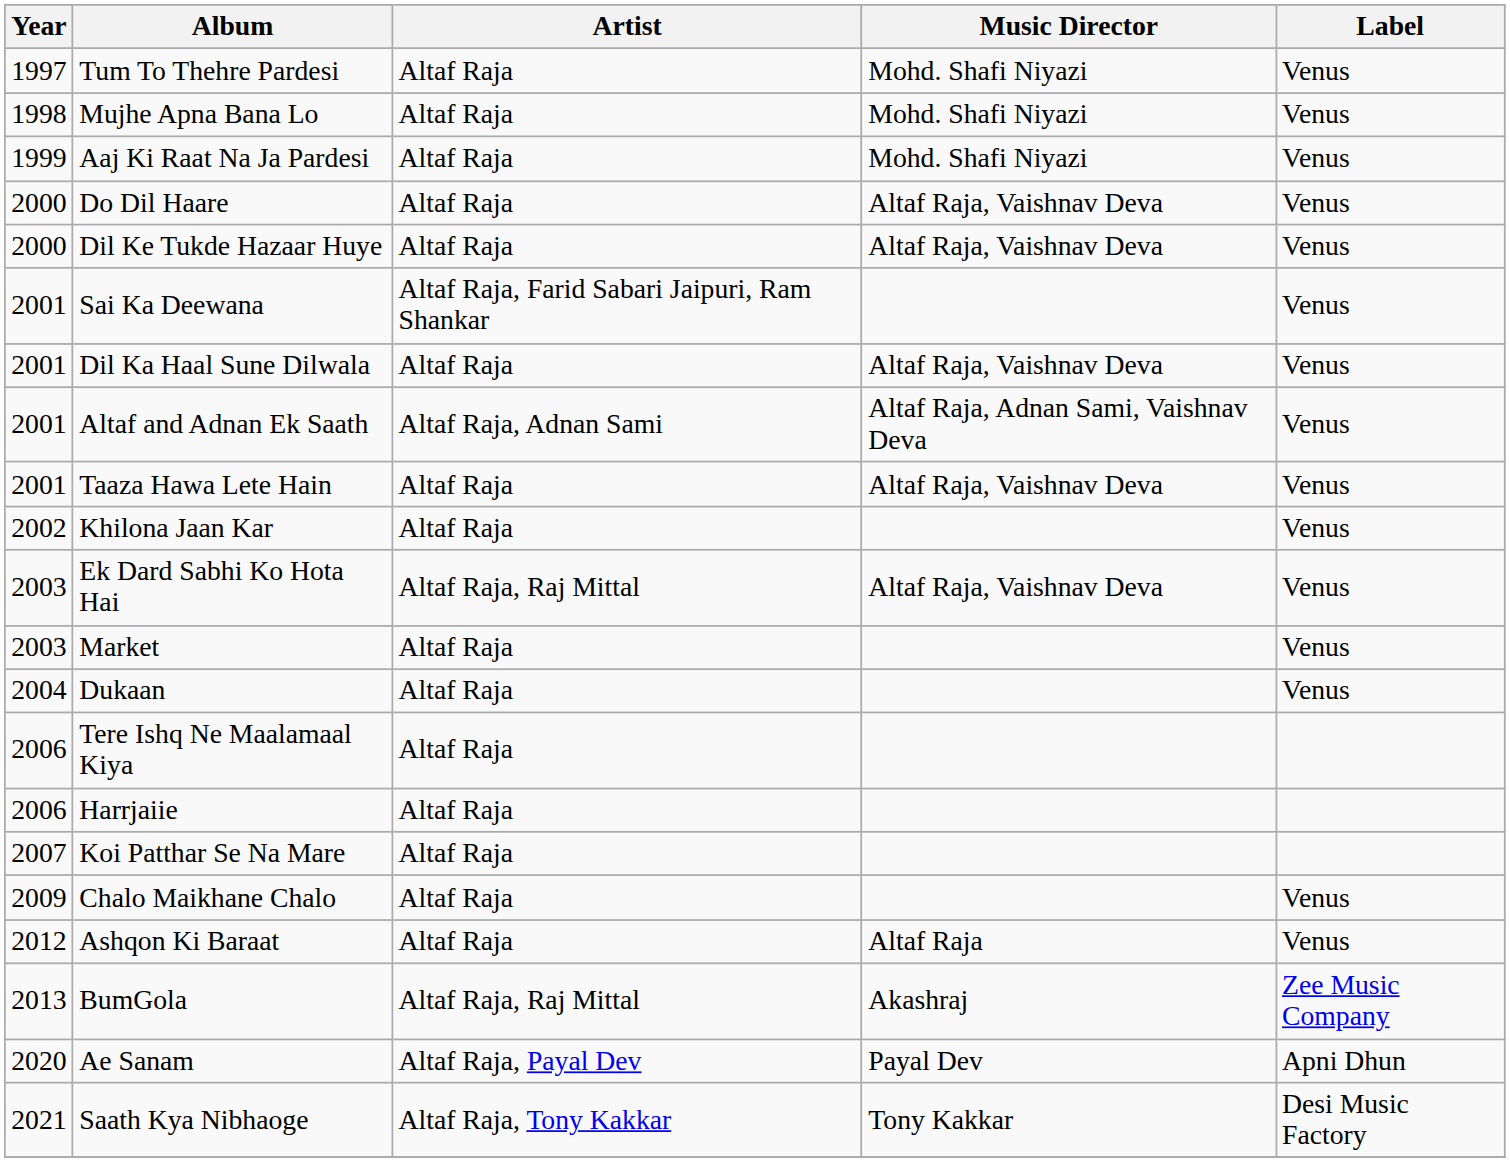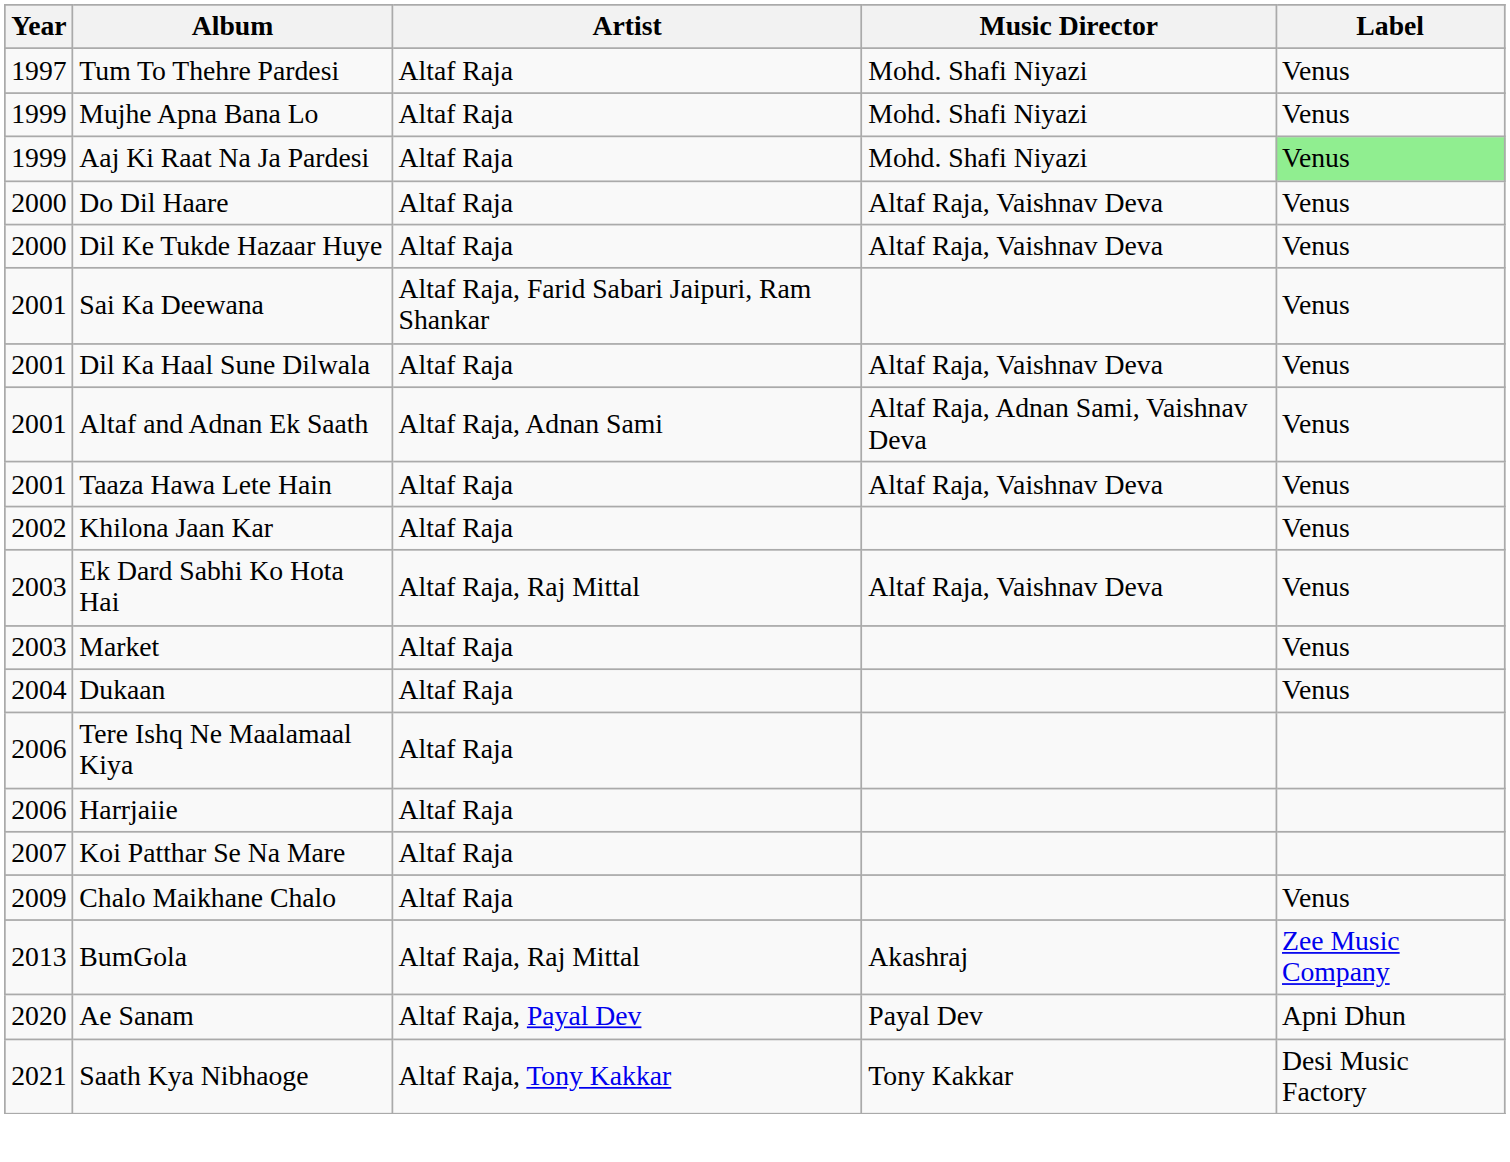(39, 114) 1998 -> (39, 114) 1999
(1316, 158) no background -> (1316, 158) lightgreen background
- row: (179, 941)
